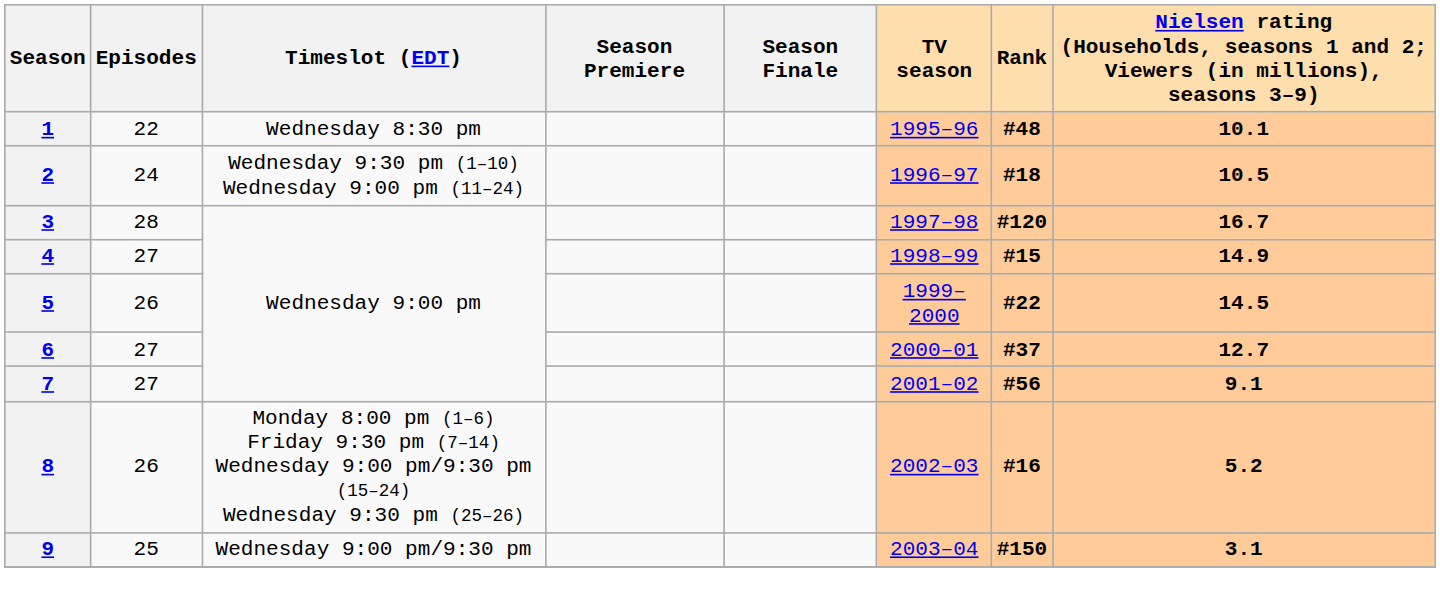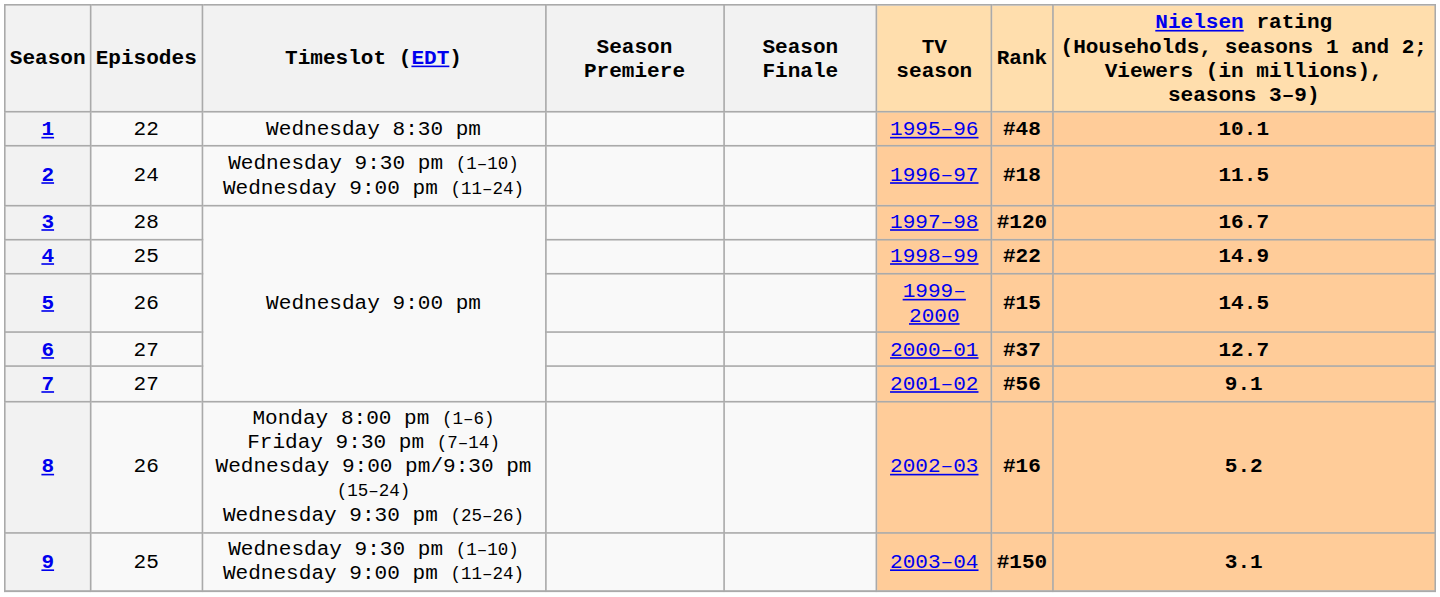(1244, 176) 10.5 -> (1244, 176) 11.5
(146, 256) 27 -> (146, 256) 25
(1022, 256) #15 -> (1022, 256) #22
(1022, 303) #22 -> (1022, 303) #15
(374, 550) Wednesday 9:00 pm/9:30 pm -> (374, 562) Wednesday 9:30 pm (1–10) Wednesday 9:00 pm (11–24)
